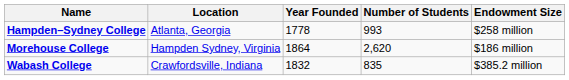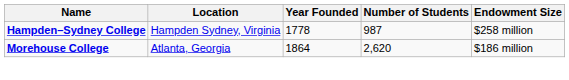(191, 30) Atlanta, Georgia -> (215, 30) Hampden Sydney, Virginia
(373, 30) 993 -> (373, 30) 987
(215, 48) Hampden Sydney, Virginia -> (191, 48) Atlanta, Georgia
- row: (49, 65)
